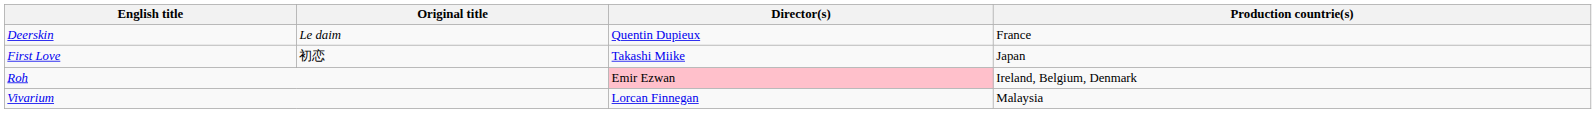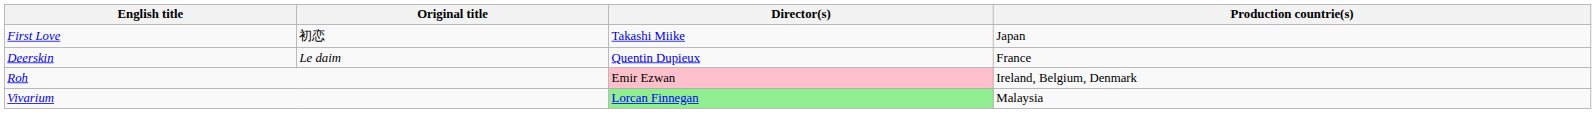rows swapped: (30, 34) <-> (34, 56)
(655, 98) no background -> (655, 98) lightgreen background
